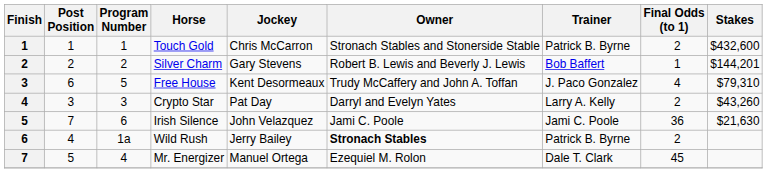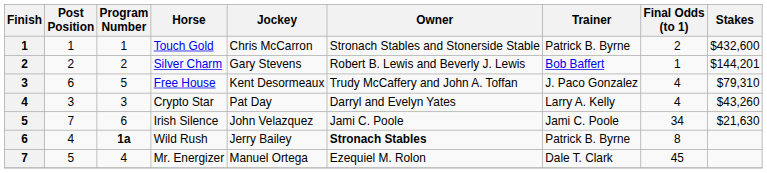(674, 102) 2 -> (674, 102) 4
(674, 121) 36 -> (674, 121) 34
(124, 139) normal -> (124, 139) bold
(674, 139) 2 -> (674, 139) 8
